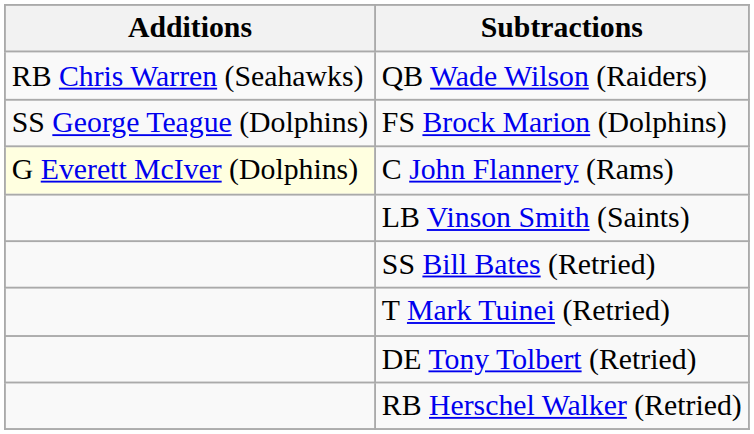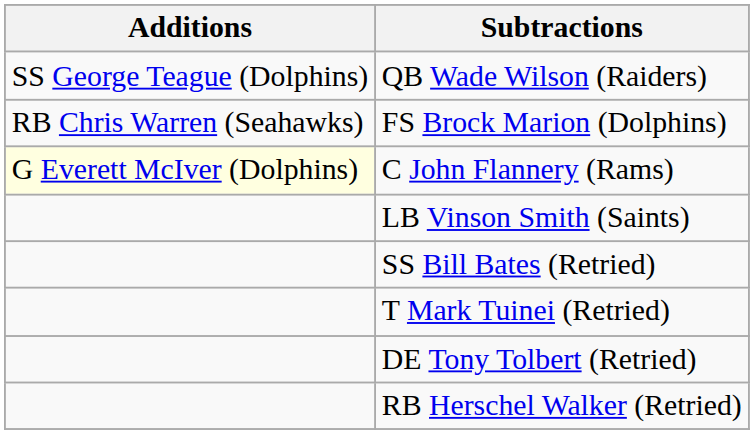(188, 75) RB Chris Warren (Seahawks) -> (190, 75) SS George Teague (Dolphins)
(190, 122) SS George Teague (Dolphins) -> (188, 122) RB Chris Warren (Seahawks)
